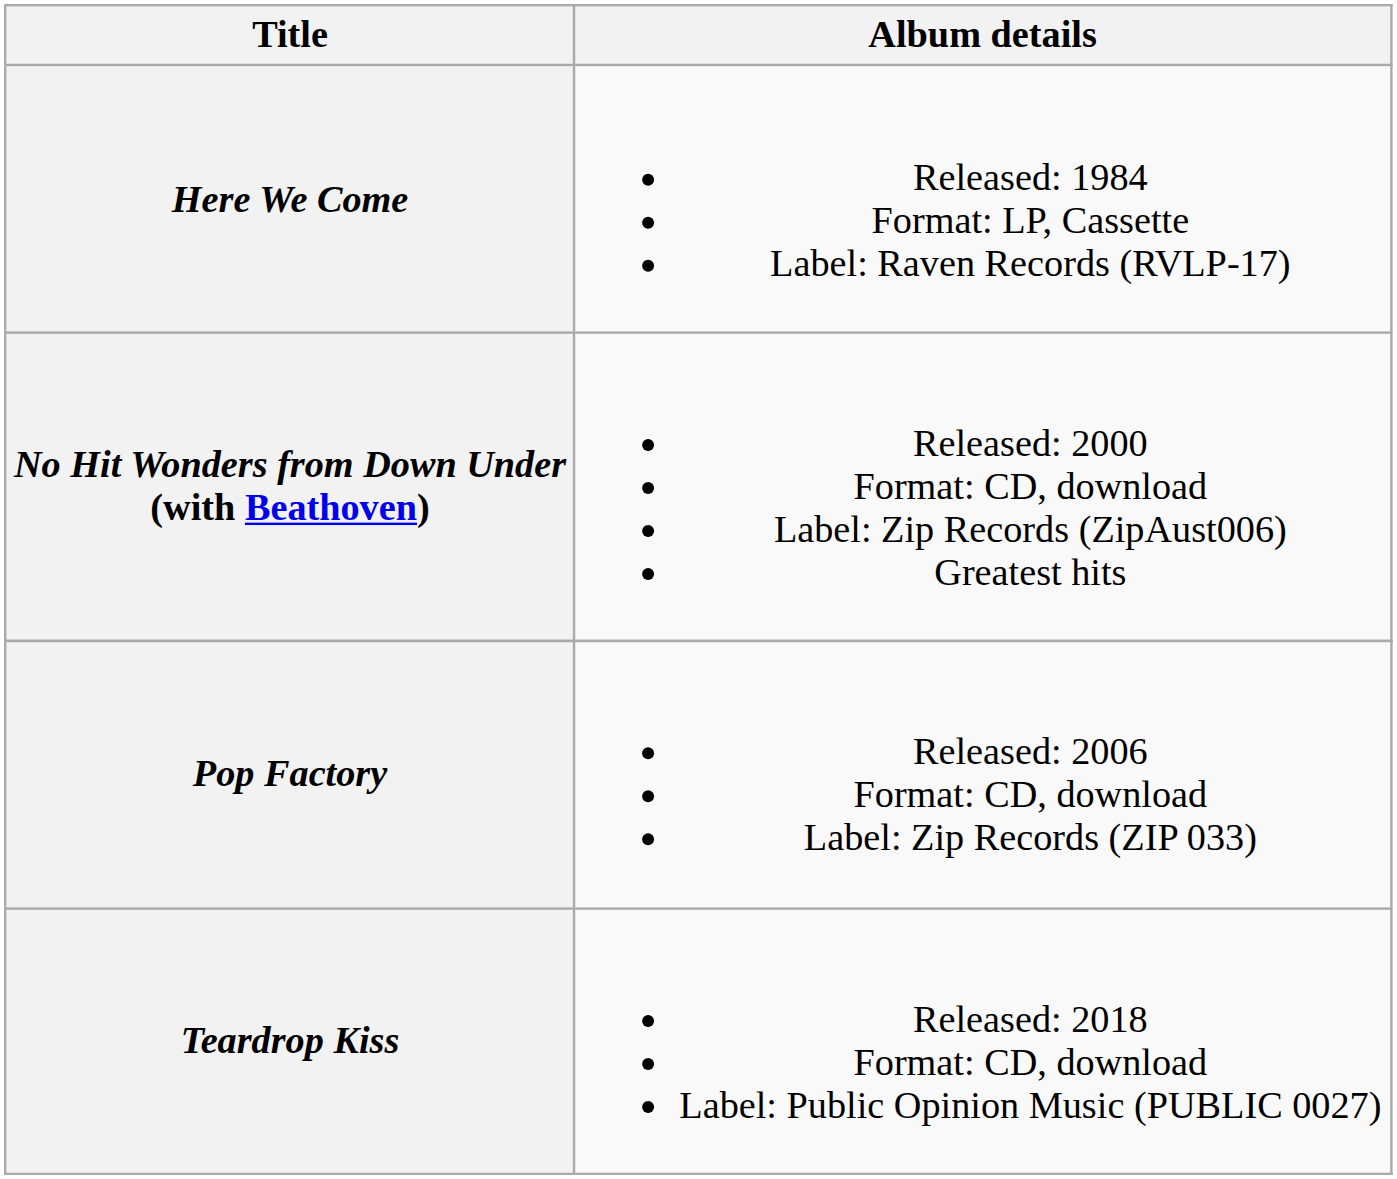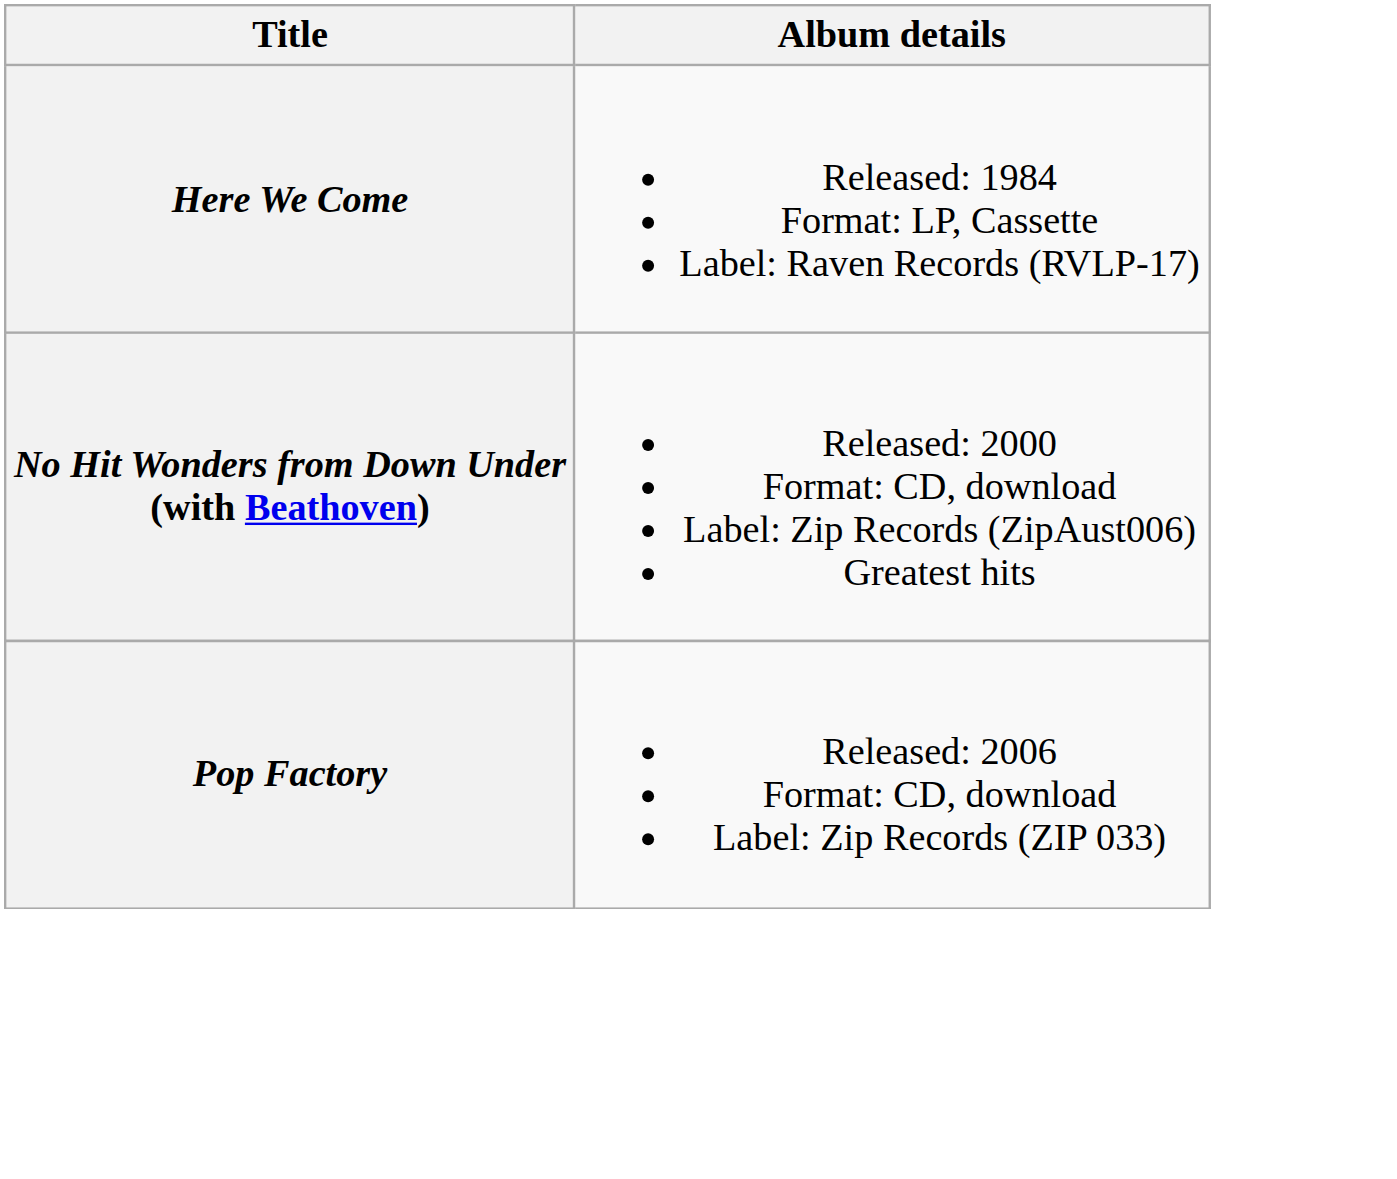- row: (290, 1039)
